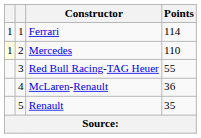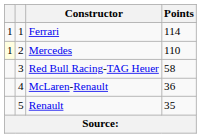(170, 68) 55 -> (170, 68) 58
